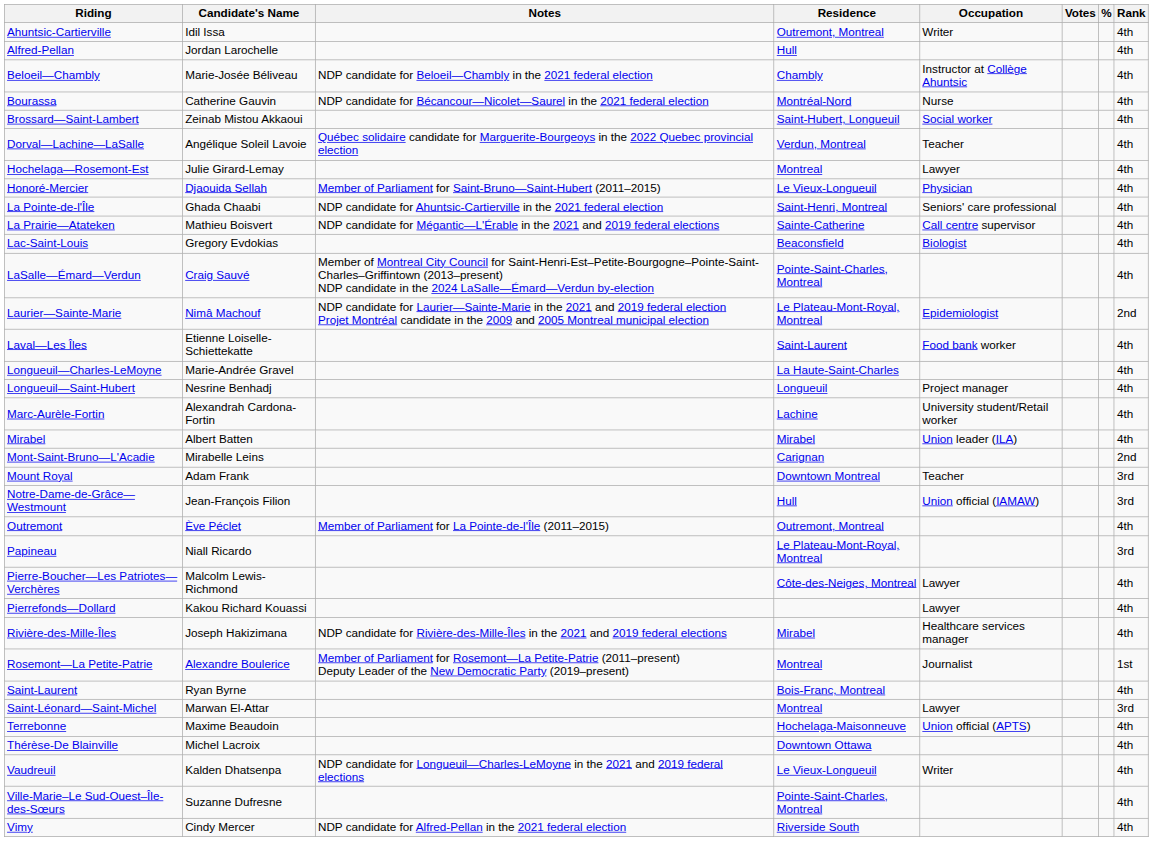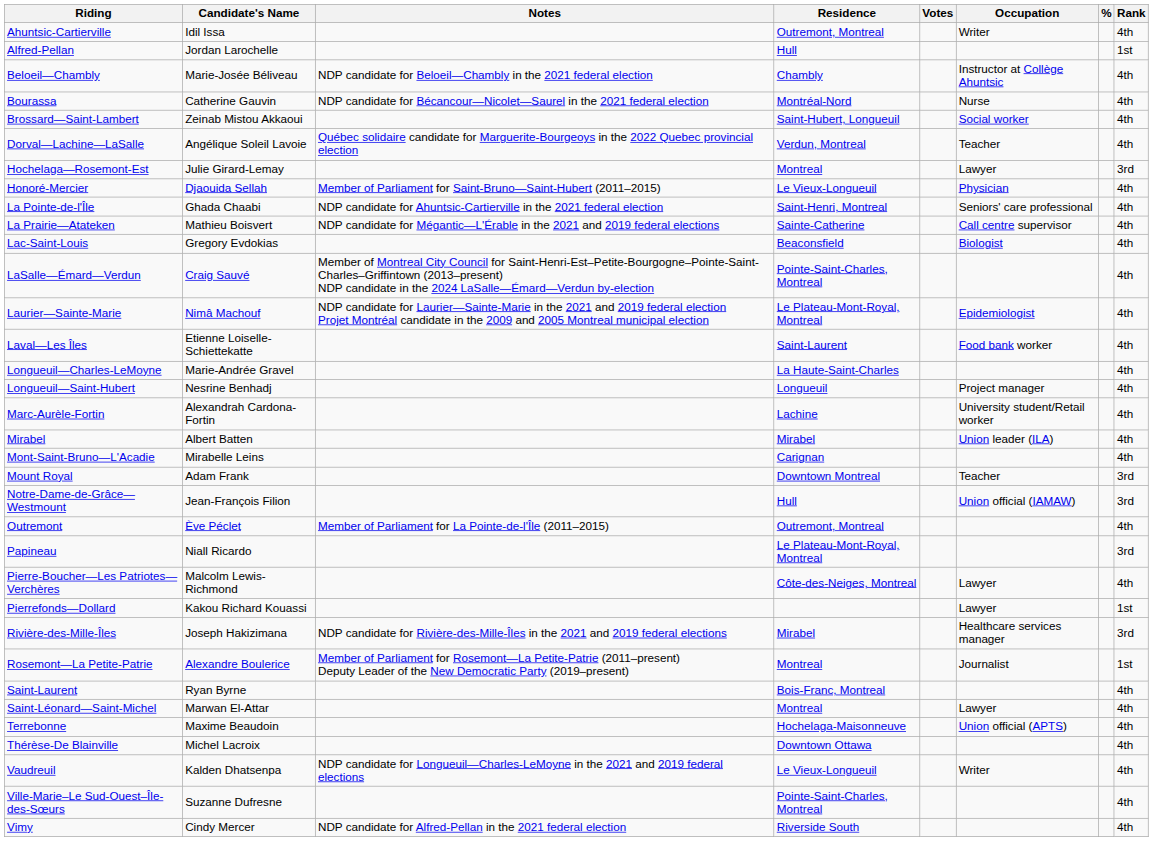columns swapped: (991, 13) <-> (1080, 13)
(1125, 50) 4th -> (1125, 50) 1st
(1125, 169) 4th -> (1125, 169) 3rd
(1127, 313) 2nd -> (1125, 313) 4th
(1127, 457) 2nd -> (1125, 457) 4th
(1125, 608) 4th -> (1125, 608) 1st
(1125, 633) 4th -> (1125, 633) 3rd
(1125, 708) 3rd -> (1125, 708) 4th
